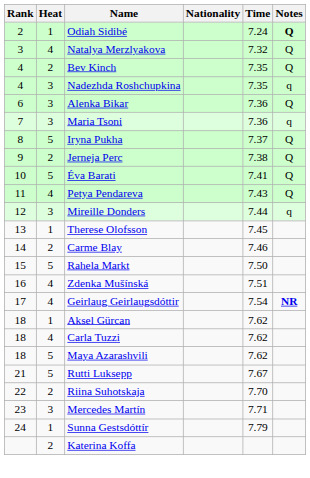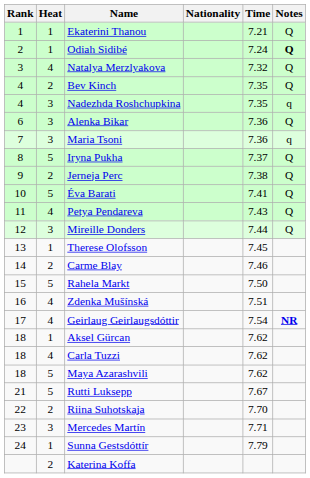+ row: (107, 31)
(289, 211) q -> (289, 229) Q
